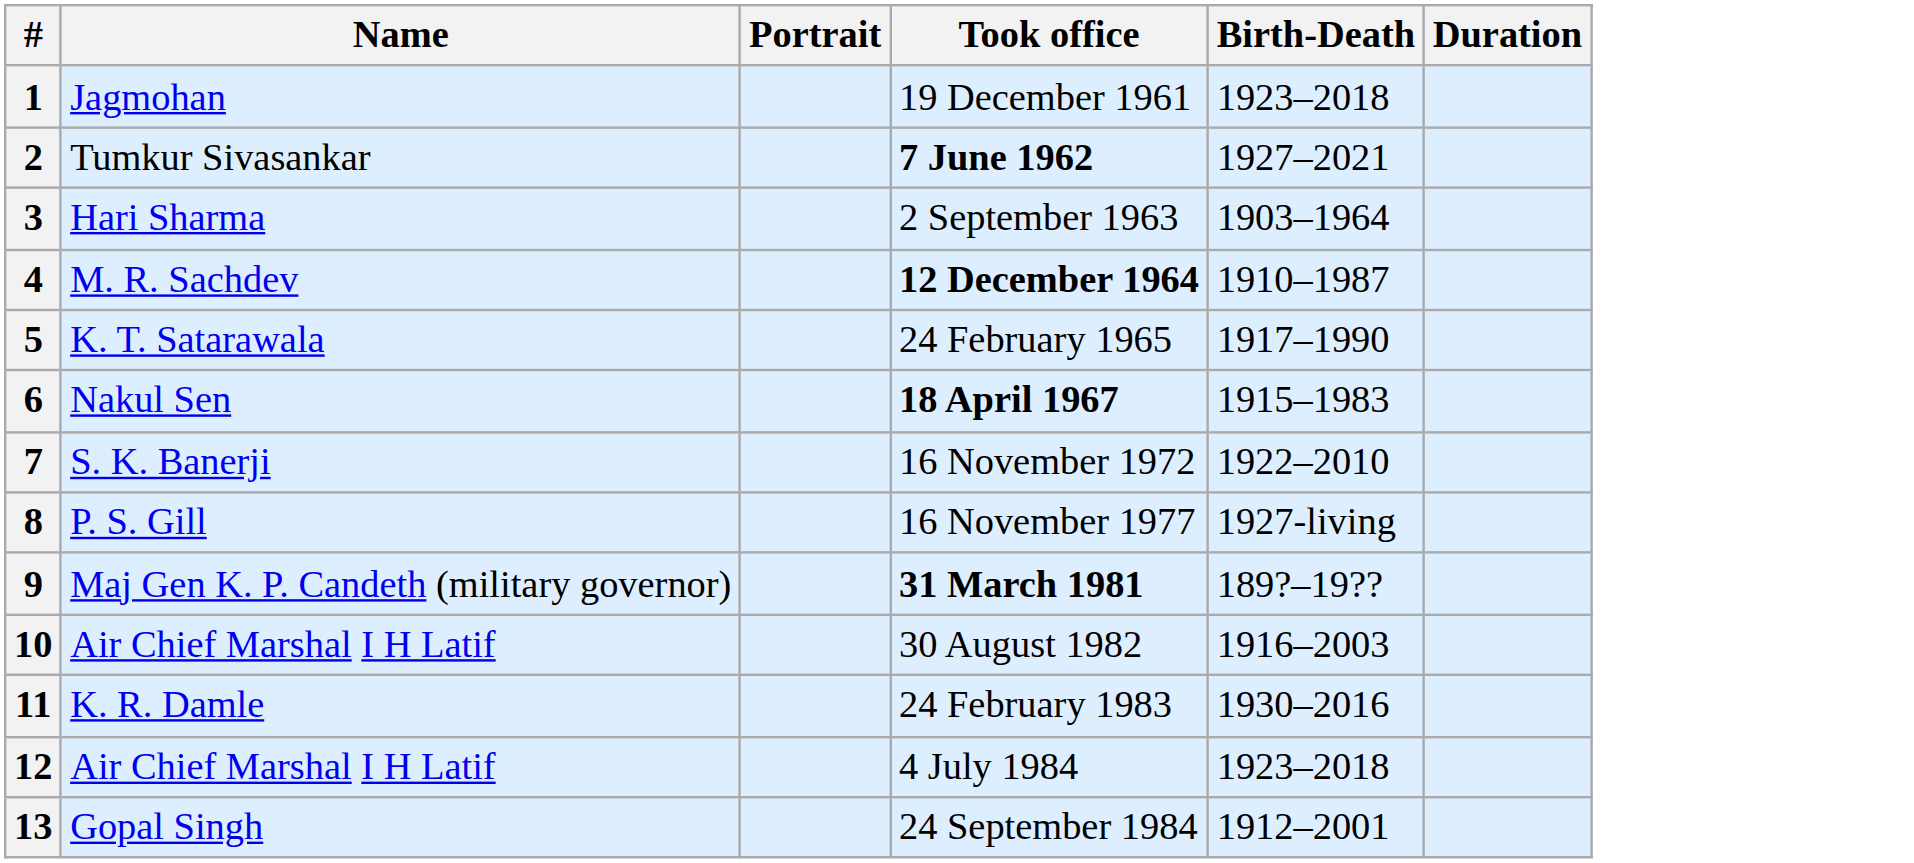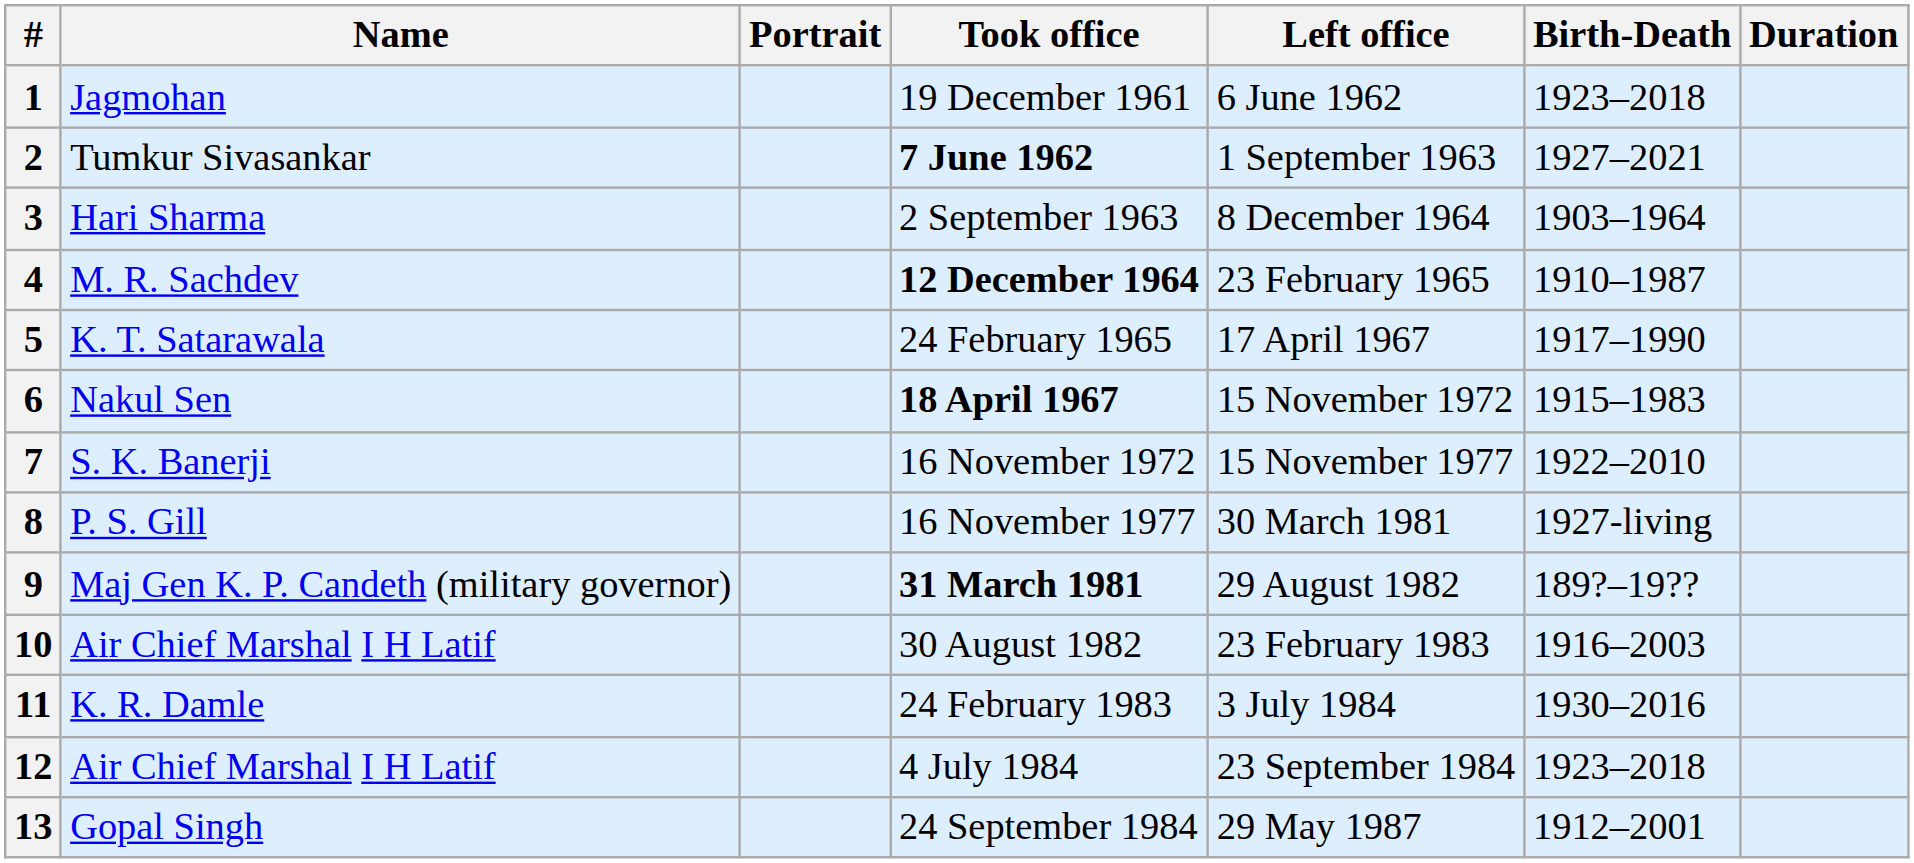+ column: (1366, 34)
